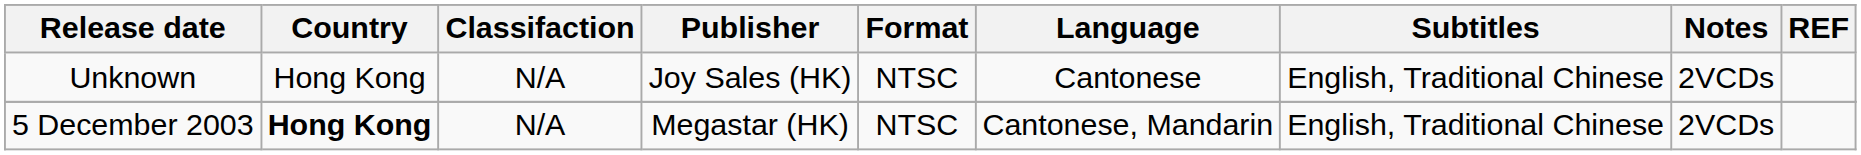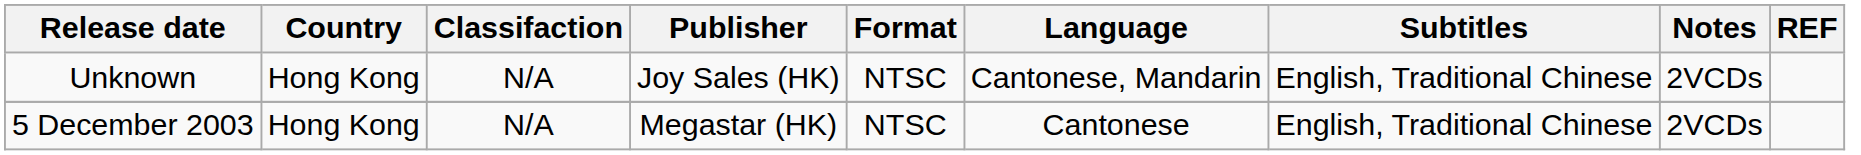(1128, 76) Cantonese -> (1116, 76) Cantonese, Mandarin
(350, 125) bold -> (344, 125) normal
(1128, 125) Cantonese, Mandarin -> (1116, 125) Cantonese
